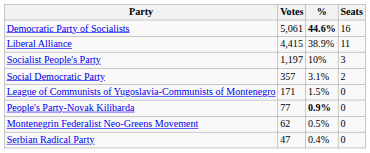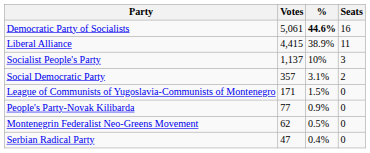(292, 60) 1,197 -> (292, 60) 1,137
(319, 108) bold -> (319, 108) normal
